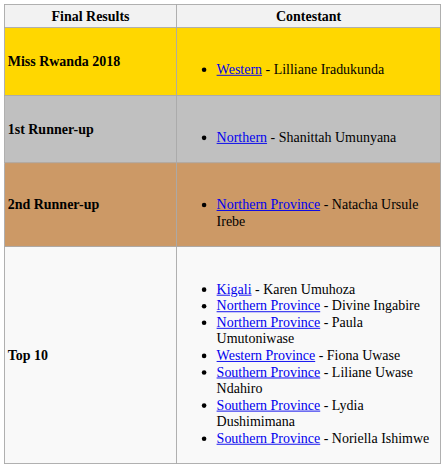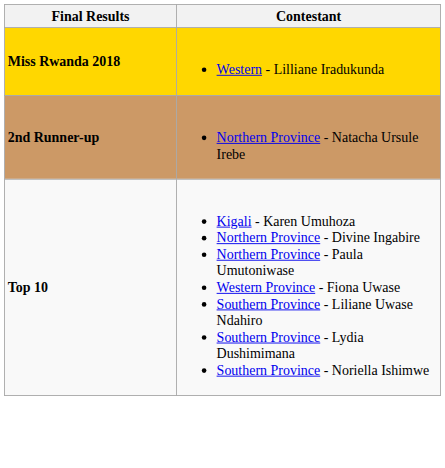- row: (51, 129)
